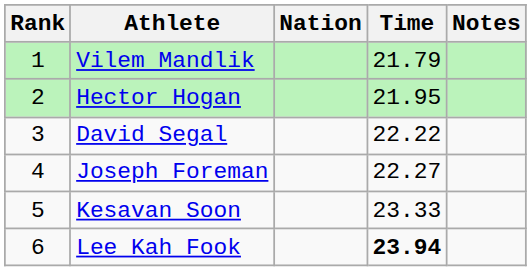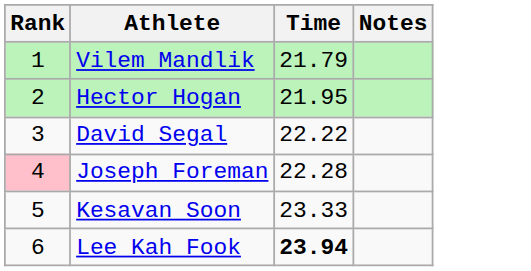- column: (320, 24)
(38, 173) no background -> (38, 173) pink background
(407, 173) 22.27 -> (314, 173) 22.28
